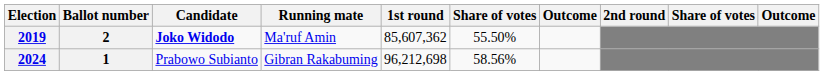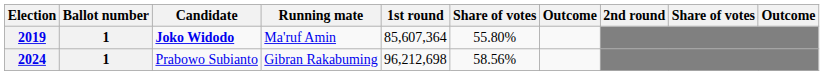(106, 37) 2 -> (106, 37) 1
(415, 37) 85,607,362 -> (415, 37) 85,607,364
(495, 37) 55.50% -> (495, 37) 55.80%
